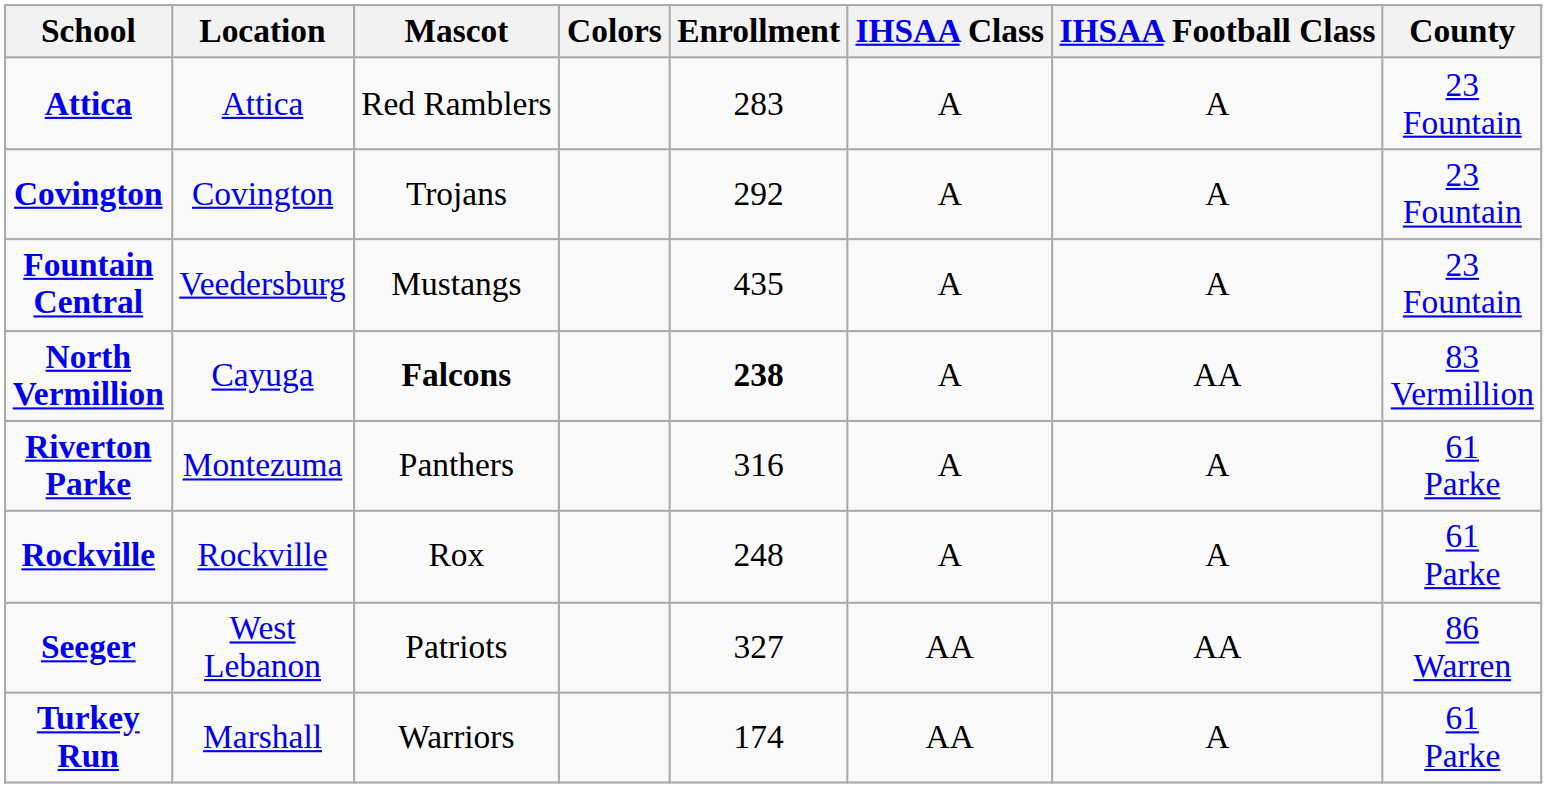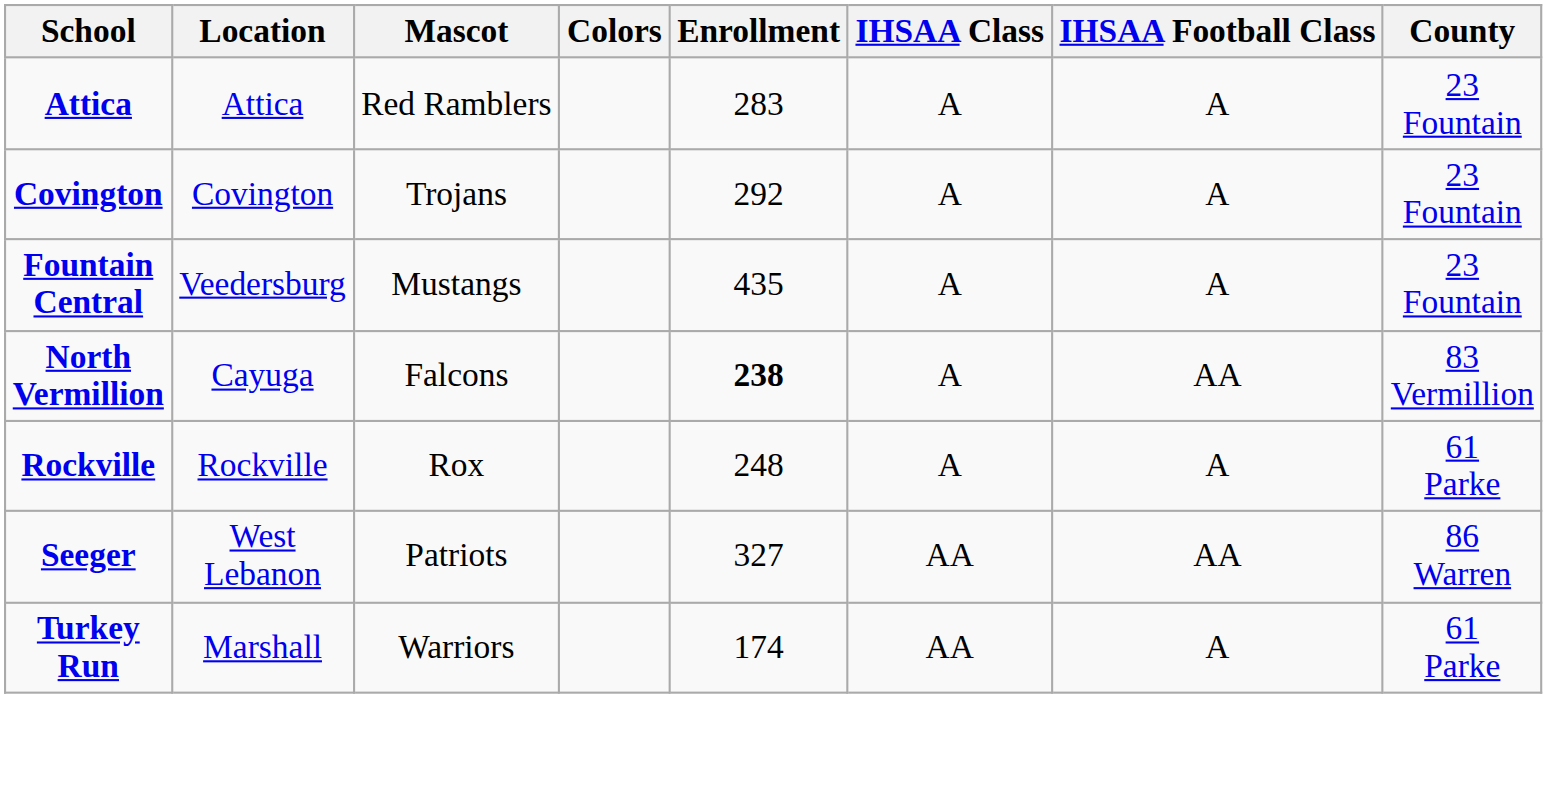(456, 374) bold -> (456, 374) normal
- row: (88, 465)
